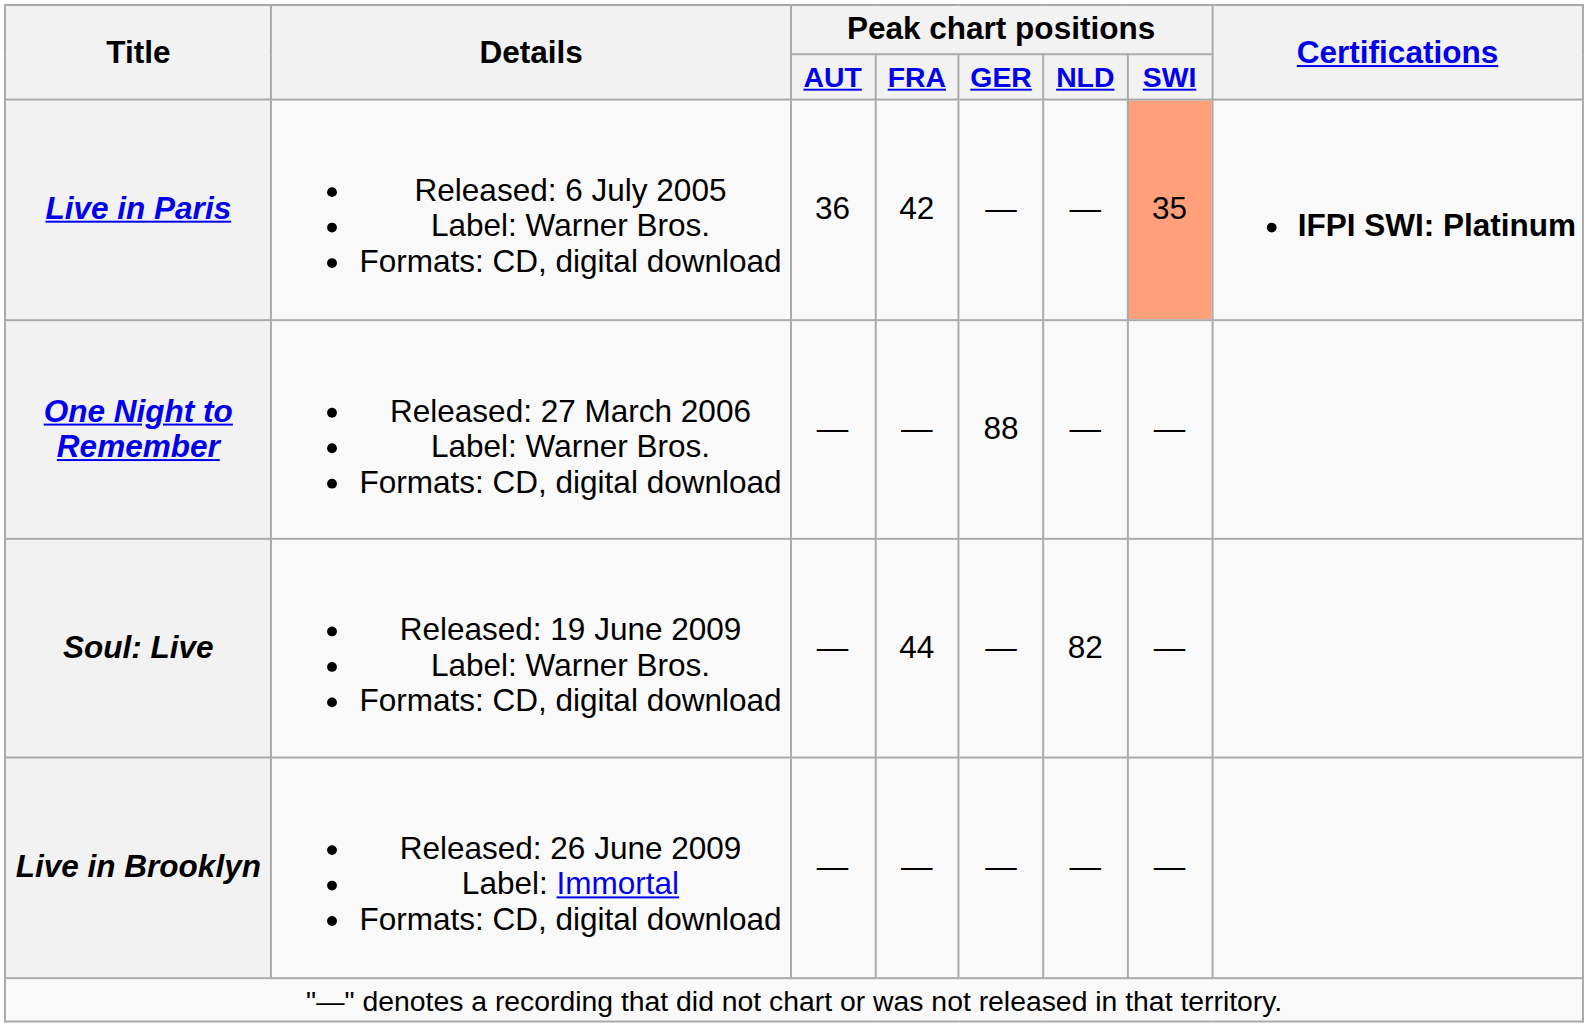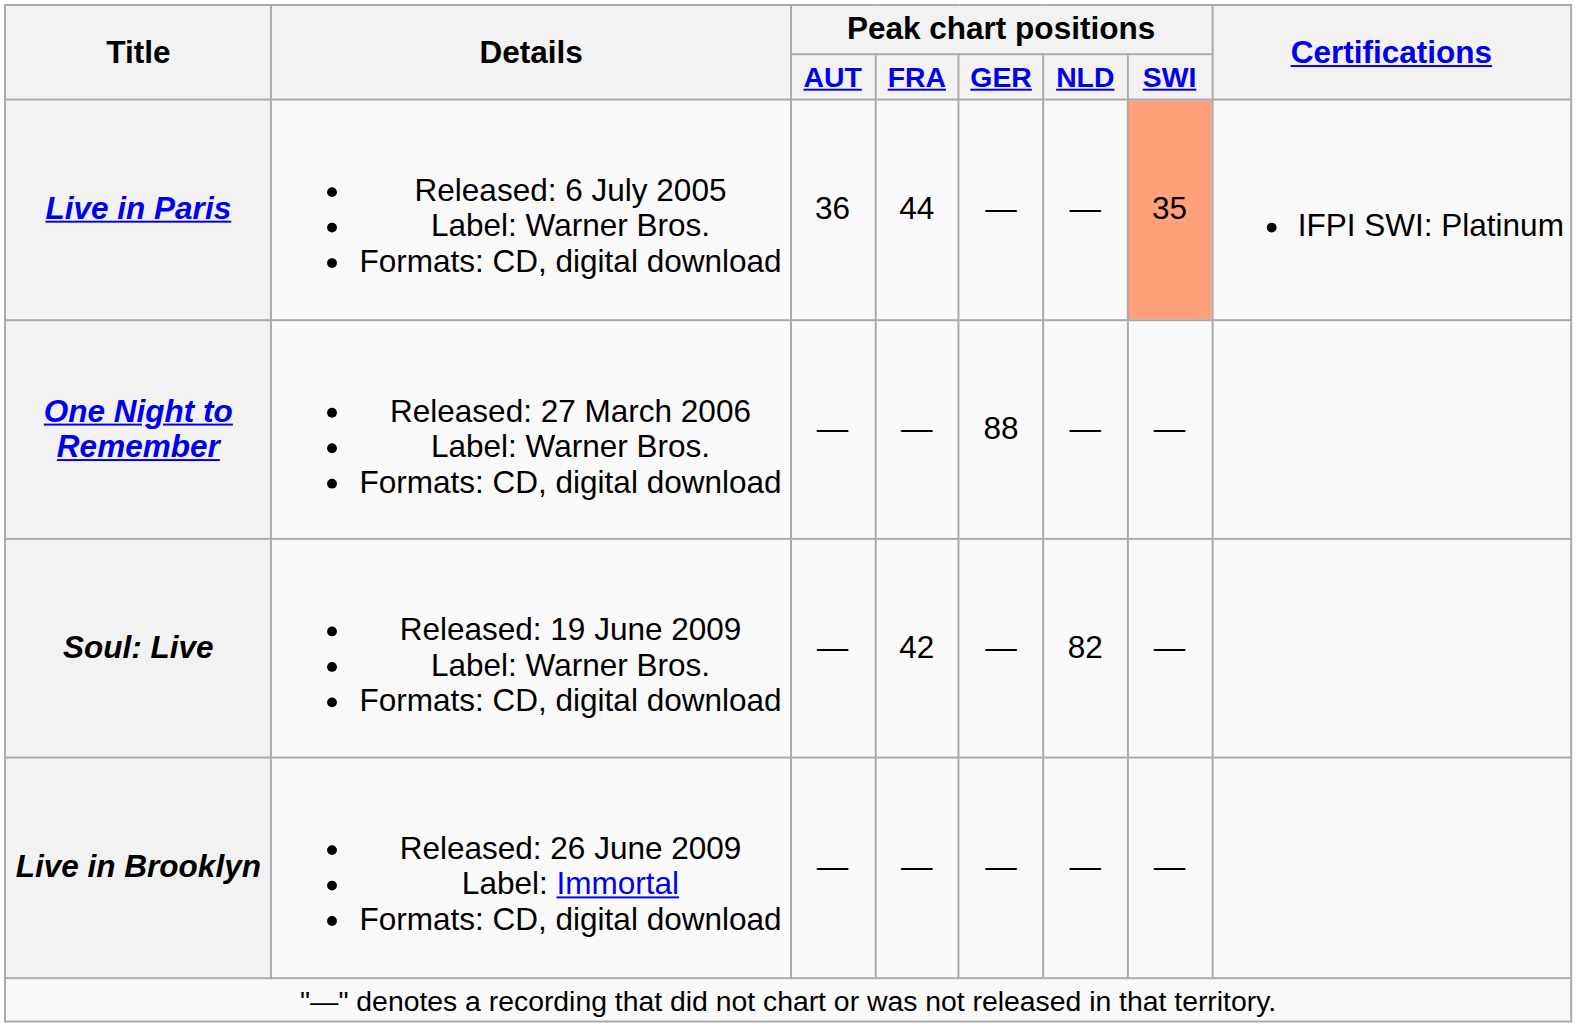(917, 209) 42 -> (917, 209) 44
(1397, 227) bold -> (1391, 227) normal
(917, 647) 44 -> (917, 647) 42
